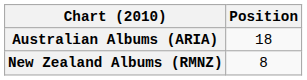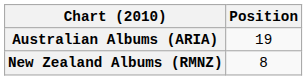(264, 40) 18 -> (264, 40) 19
